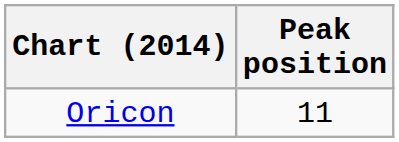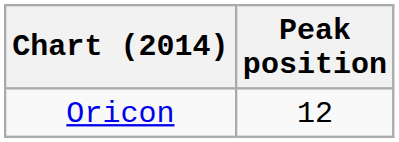(315, 113) 11 -> (315, 113) 12
